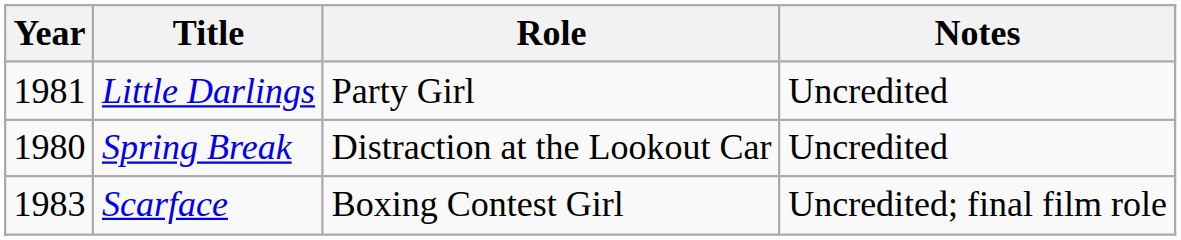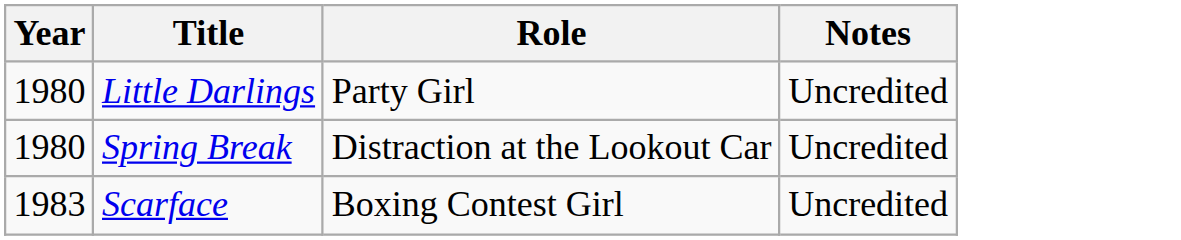(49, 90) 1981 -> (49, 90) 1980
(978, 204) Uncredited; final film role -> (868, 204) Uncredited
